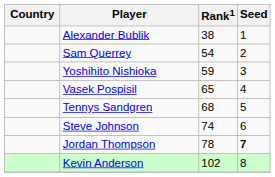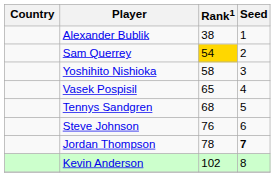(208, 53) no background -> (208, 53) gold background
(208, 71) 59 -> (208, 71) 58
(208, 126) 74 -> (208, 126) 76
